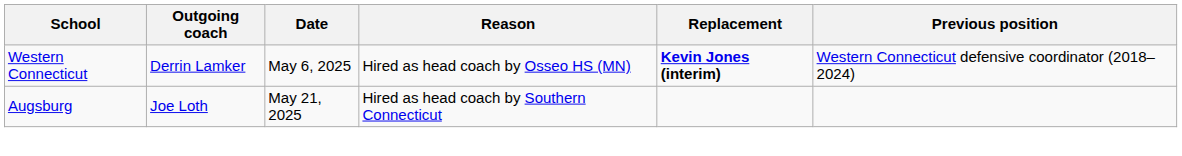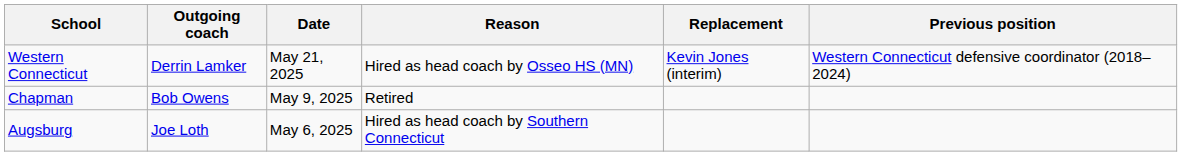(310, 65) May 6, 2025 -> (297, 65) May 21, 2025
(705, 65) bold -> (707, 65) normal
+ row: (41, 97)
(295, 106) May 21, 2025 -> (311, 130) May 6, 2025
